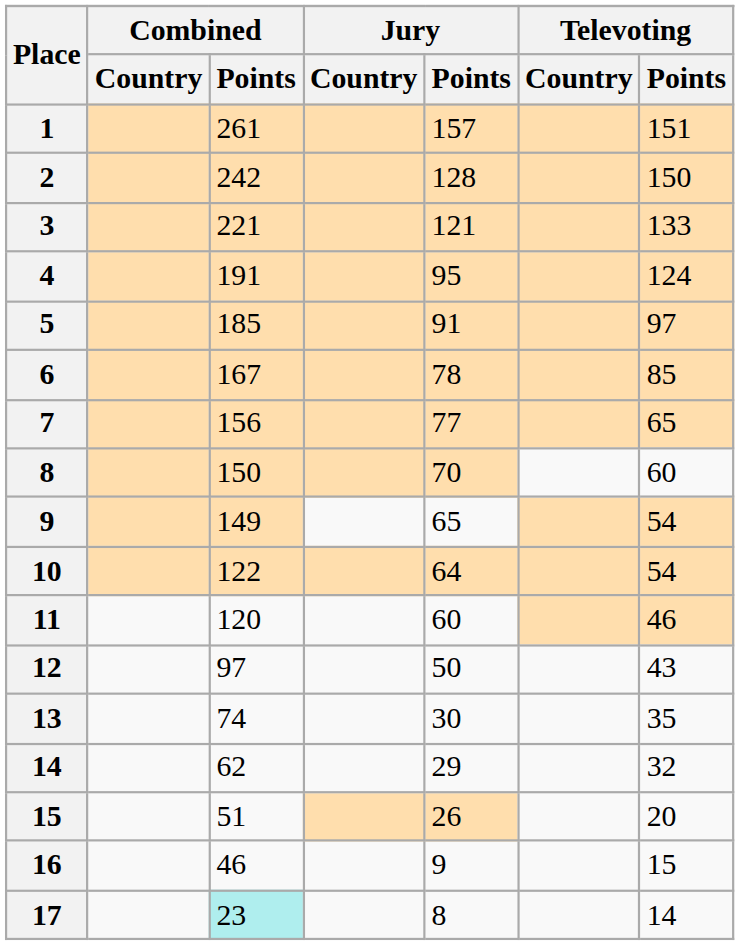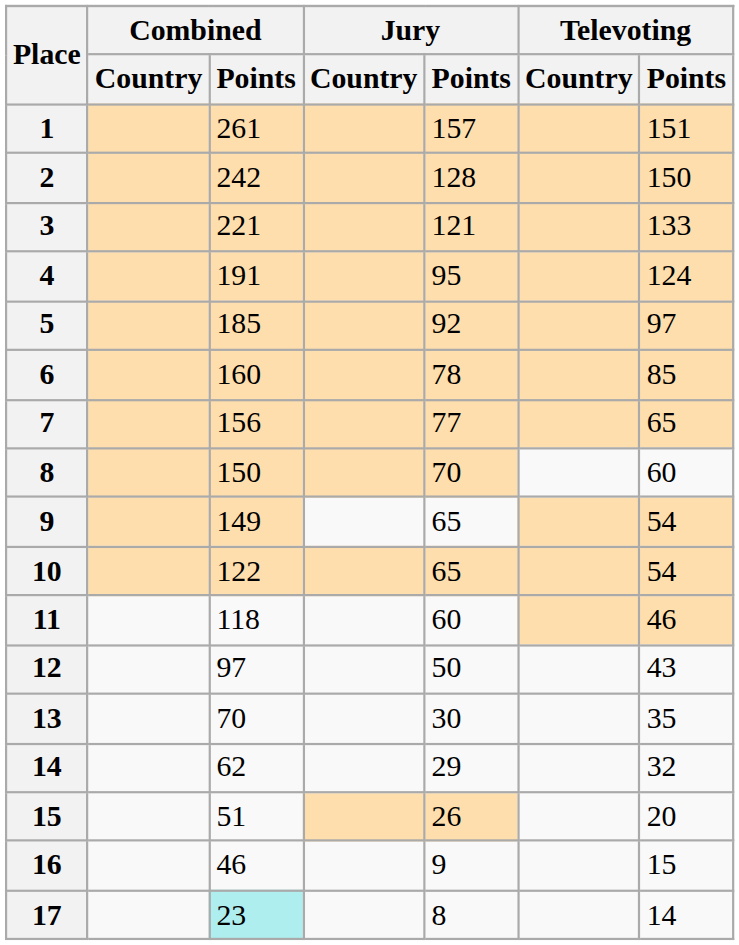(446, 324) 91 -> (446, 324) 92
(239, 373) 167 -> (239, 373) 160
(446, 570) 64 -> (446, 570) 65
(239, 619) 120 -> (238, 619) 118
(231, 717) 74 -> (231, 717) 70
